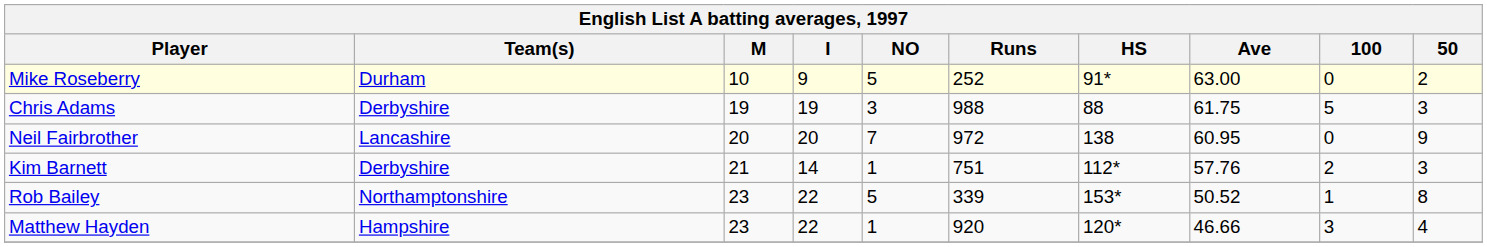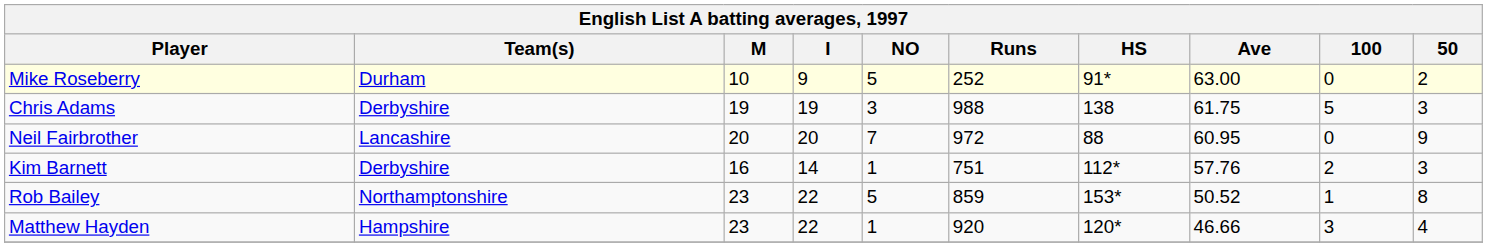(1093, 108) 88 -> (1099, 108) 138
(1099, 138) 138 -> (1093, 138) 88
(739, 167) 21 -> (739, 167) 16
(968, 197) 339 -> (968, 197) 859
